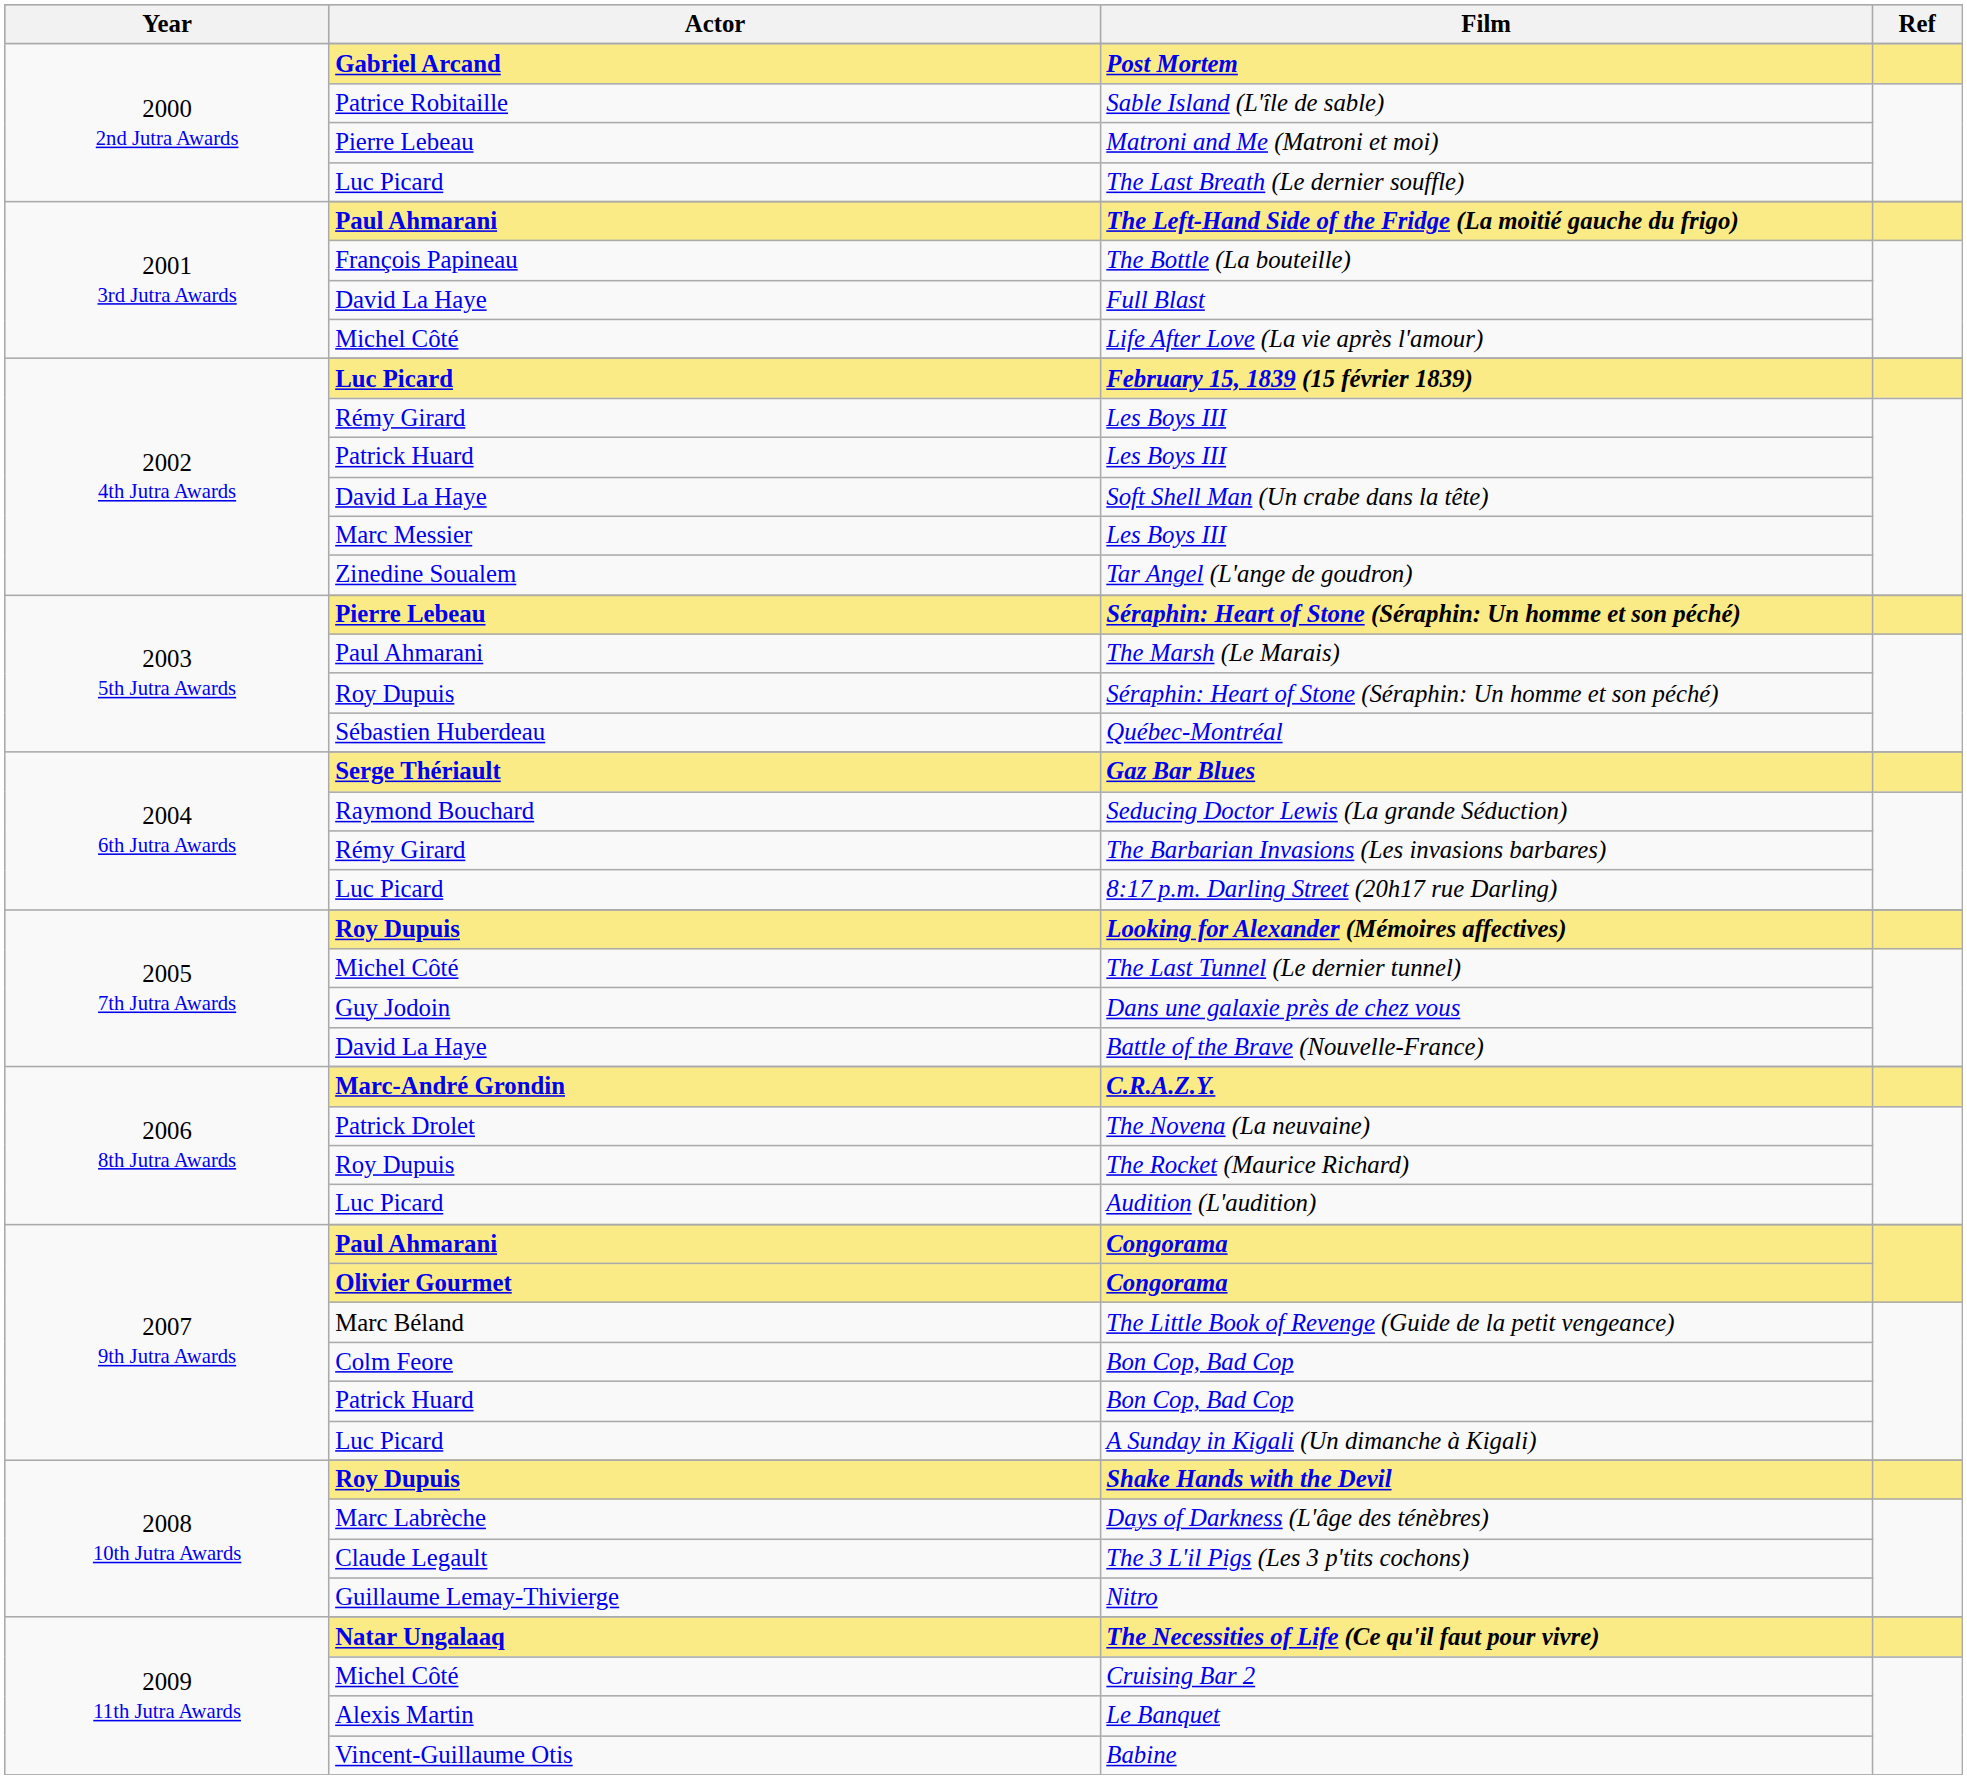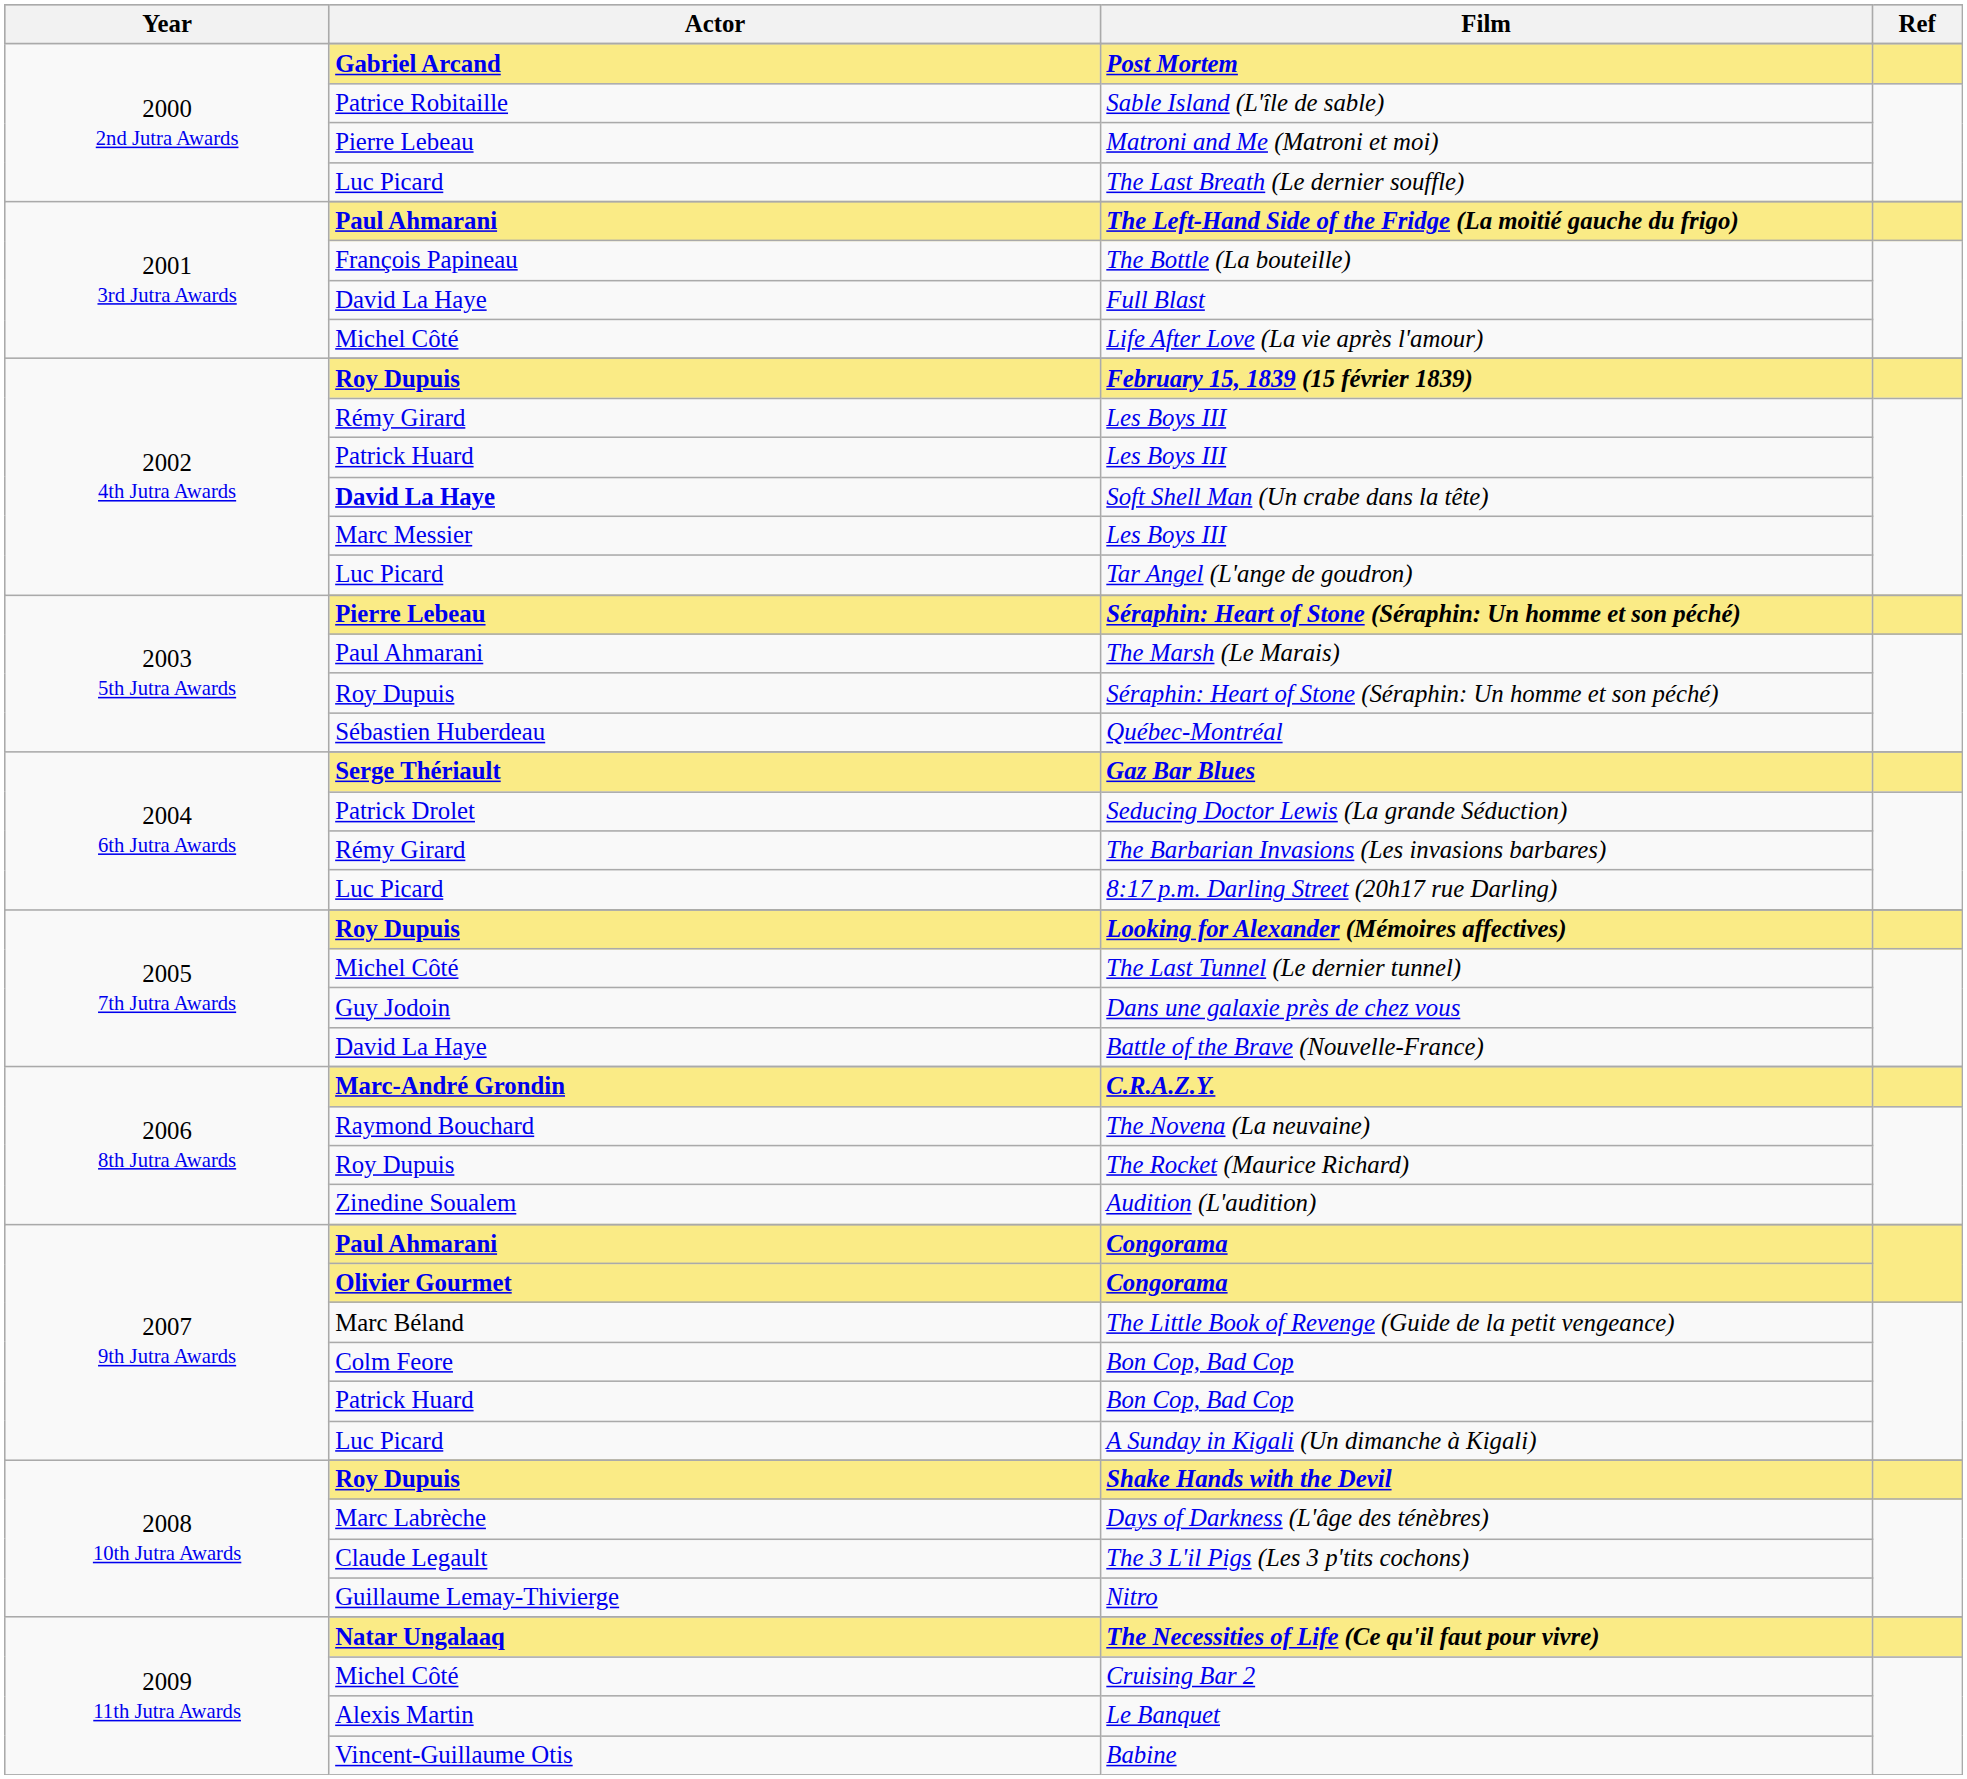(394, 378) Luc Picard -> (398, 378) Roy Dupuis
(411, 496) normal -> (415, 496) bold
(426, 574) Zinedine Soualem -> (389, 574) Luc Picard
(435, 810) Raymond Bouchard -> (405, 810) Patrick Drolet
(405, 1125) Patrick Drolet -> (435, 1125) Raymond Bouchard
(389, 1204) Luc Picard -> (426, 1204) Zinedine Soualem
